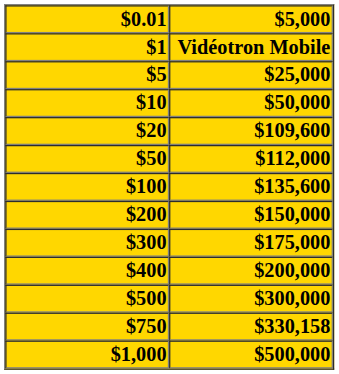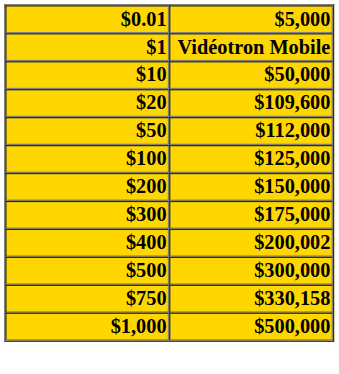- row: (156, 74)
(292, 186) $135,600 -> (292, 158) $125,000
(292, 270) $200,000 -> (292, 242) $200,002
